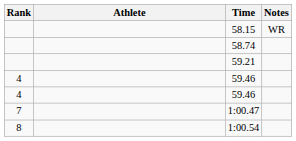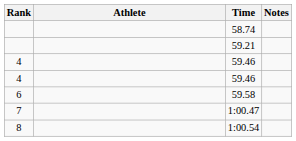- row: (19, 29)
+ row: (19, 95)
